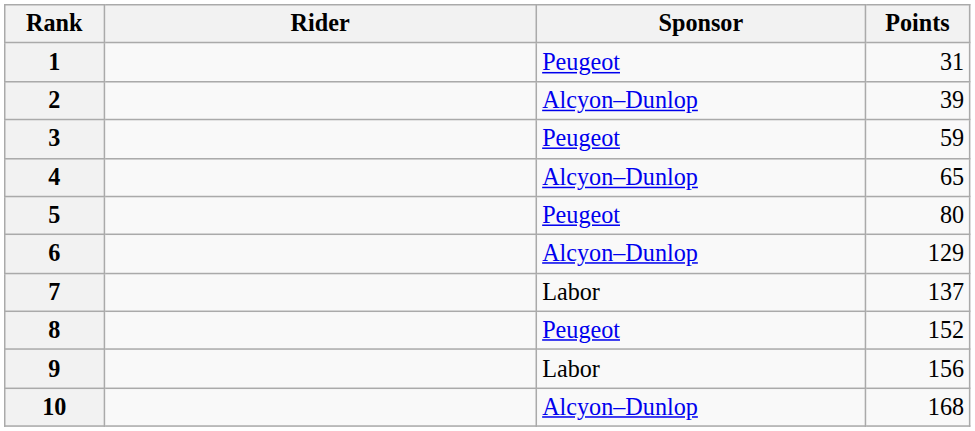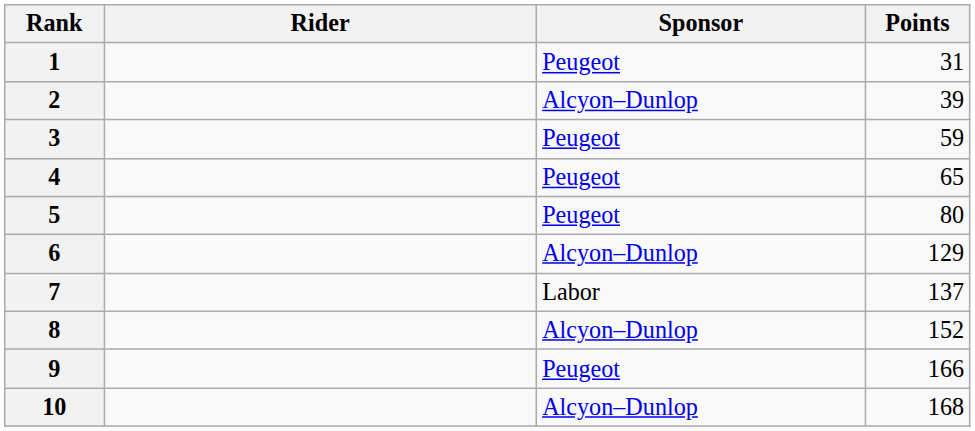(620, 176) Alcyon–Dunlop -> (581, 176) Peugeot
(581, 330) Peugeot -> (620, 330) Alcyon–Dunlop
(571, 368) Labor -> (581, 368) Peugeot
(946, 368) 156 -> (946, 368) 166
